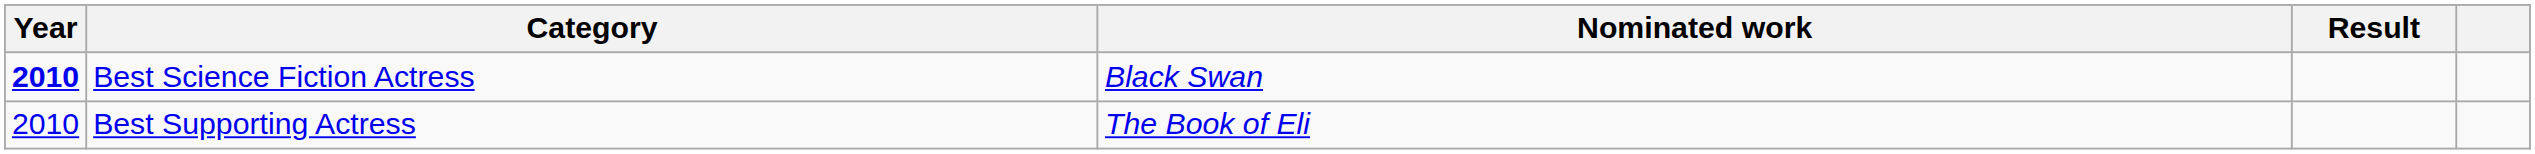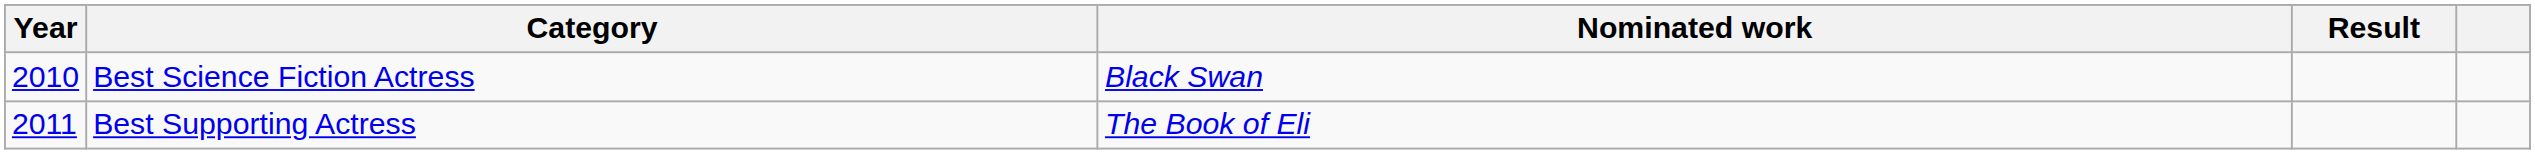(46, 76) bold -> (46, 76) normal
(46, 124) 2010 -> (44, 124) 2011
